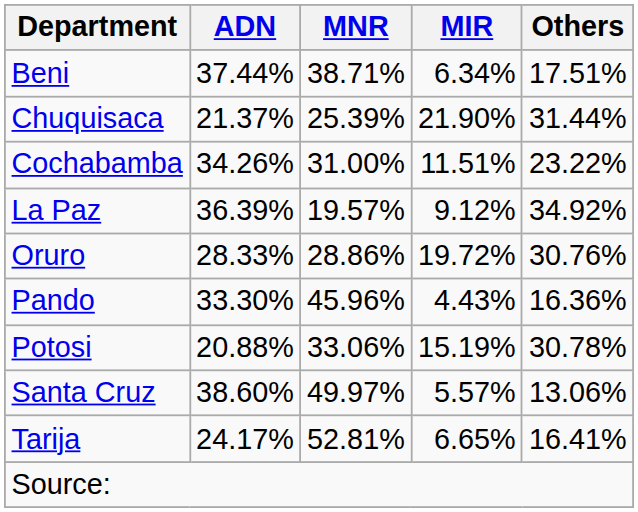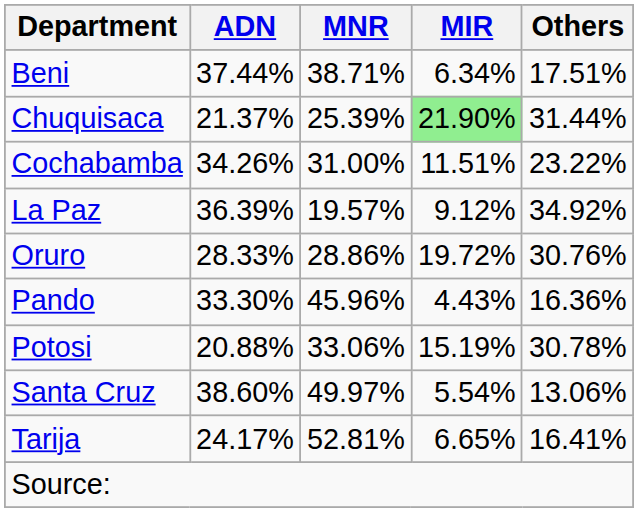(467, 118) no background -> (467, 118) lightgreen background
(475, 392) 5.57% -> (475, 392) 5.54%
